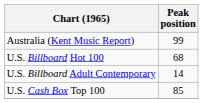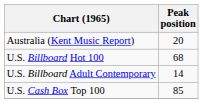(178, 40) 99 -> (178, 40) 20
